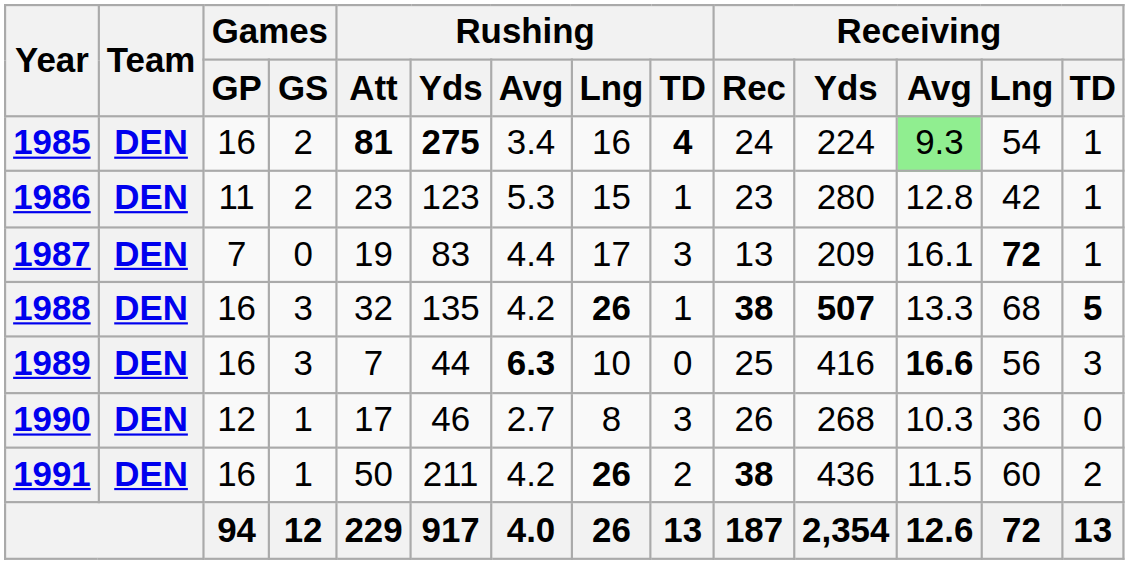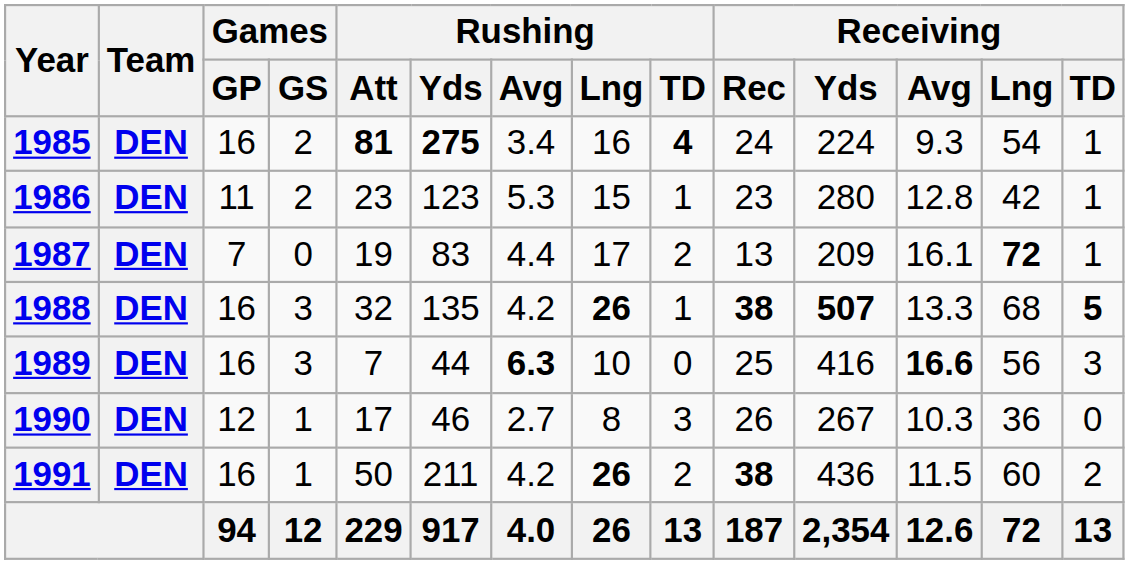(939, 142) lightgreen background -> (939, 142) no background
(683, 253) 3 -> (683, 253) 2
(846, 419) 268 -> (846, 419) 267
